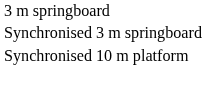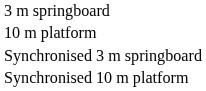+ row: (50, 33)
